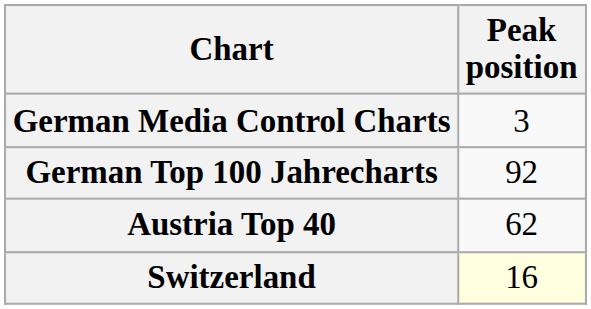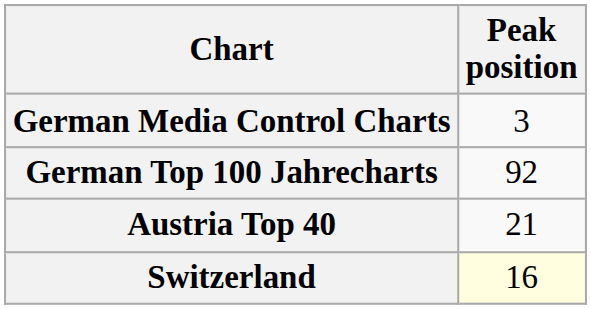(522, 224) 62 -> (522, 224) 21
